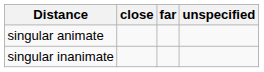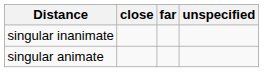rows swapped: (56, 35) <-> (61, 56)
